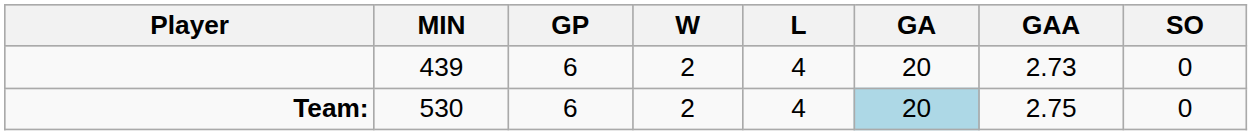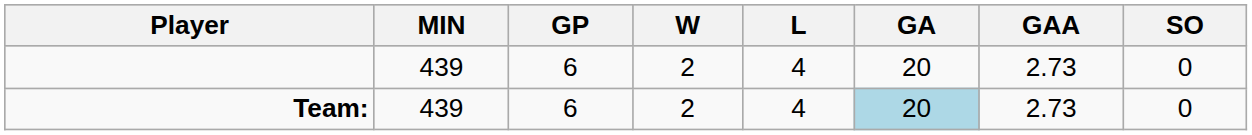(442, 108) 530 -> (442, 108) 439
(1051, 108) 2.75 -> (1051, 108) 2.73
